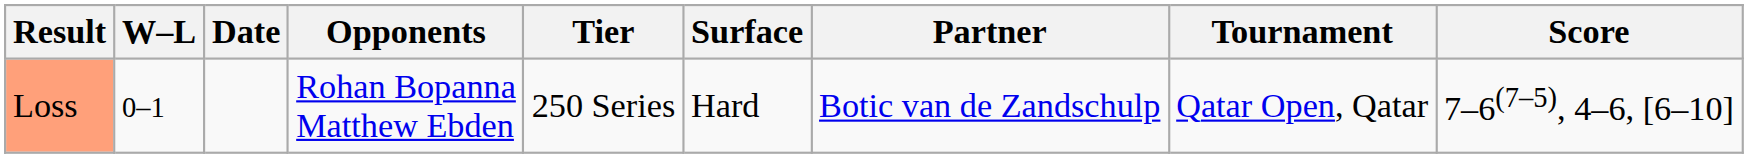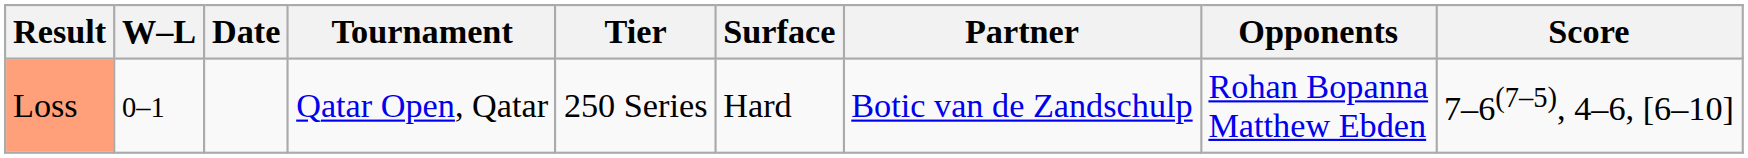columns swapped: (1302, 31) <-> (406, 31)
